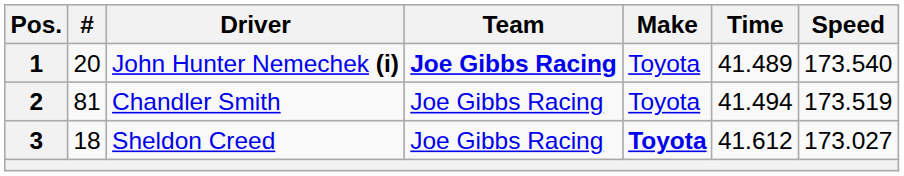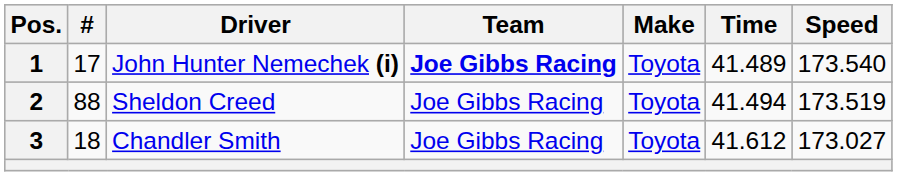(87, 63) 20 -> (87, 63) 17
(87, 102) 81 -> (87, 102) 88
(196, 102) Chandler Smith -> (194, 102) Sheldon Creed
(194, 141) Sheldon Creed -> (196, 141) Chandler Smith
(667, 141) bold -> (664, 141) normal
